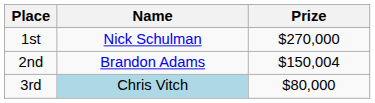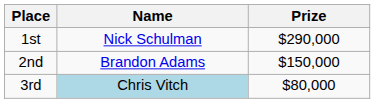(309, 39) $270,000 -> (309, 39) $290,000
(309, 62) $150,004 -> (309, 62) $150,000
